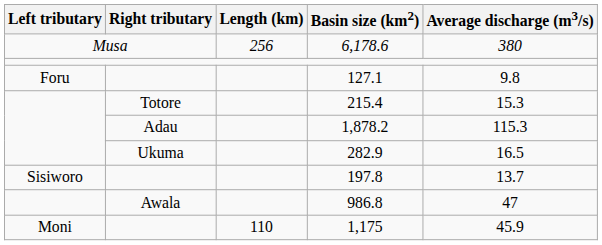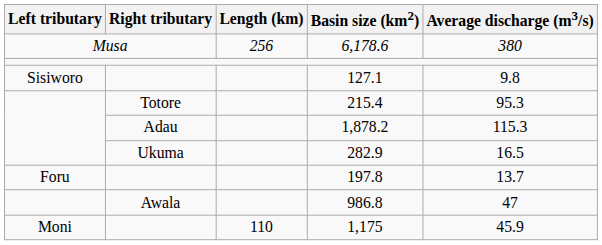(55, 78) Foru -> (55, 78) Sisiworo
(510, 103) 15.3 -> (510, 103) 95.3
(55, 177) Sisiworo -> (55, 177) Foru
